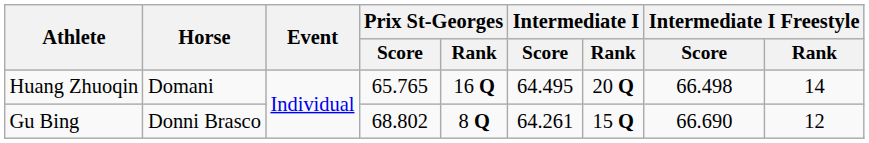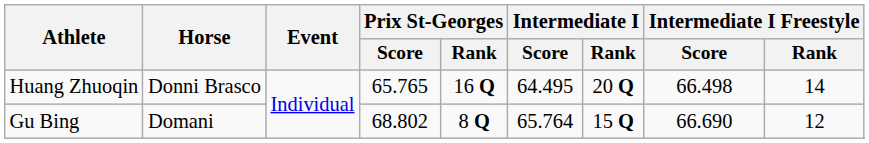(181, 87) Domani -> (204, 87) Donni Brasco
(204, 121) Donni Brasco -> (181, 121) Domani
(545, 121) 64.261 -> (545, 121) 65.764
